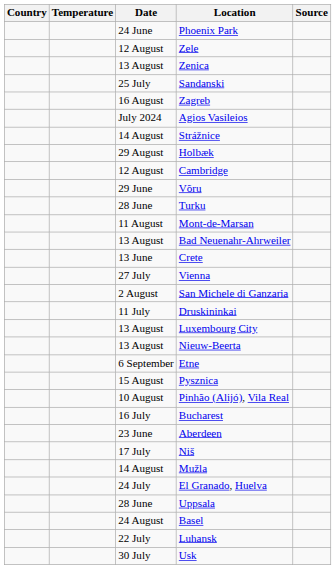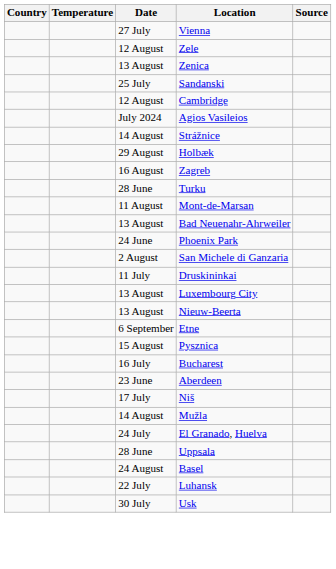rows swapped: (194, 275) <-> (208, 30)
rows swapped: (194, 100) <-> (203, 170)
- row: (190, 188)
- row: (191, 258)
- row: (234, 398)
